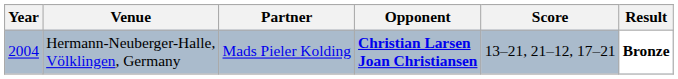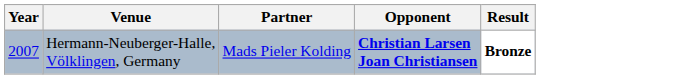- column: (550, 17)
(24, 52) 2004 -> (24, 52) 2007
